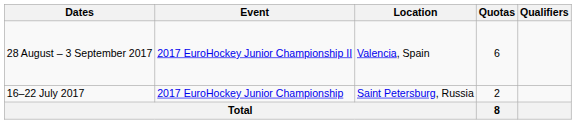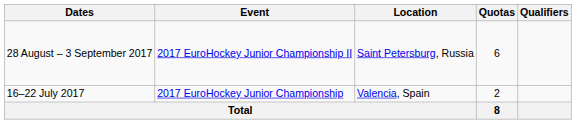(393, 53) Valencia, Spain -> (415, 53) Saint Petersburg, Russia
(415, 93) Saint Petersburg, Russia -> (393, 93) Valencia, Spain
